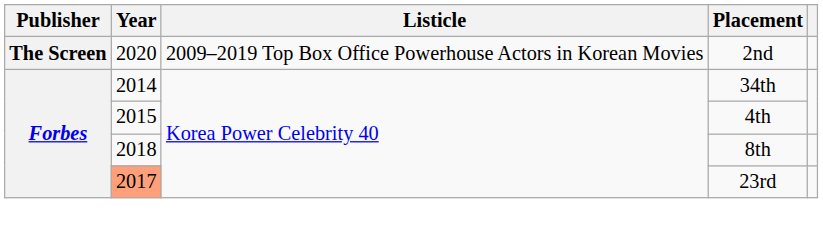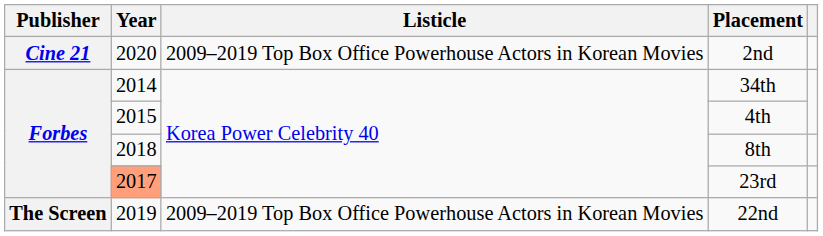(58, 52) The Screen -> (58, 52) Cine 21
+ row: (758, 213)
